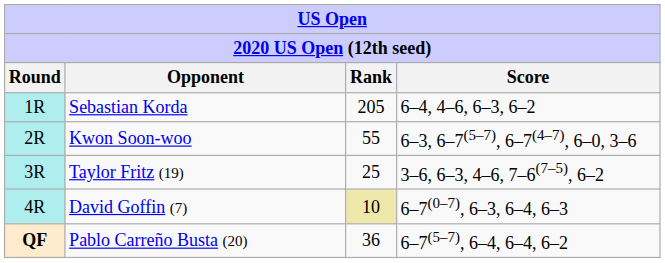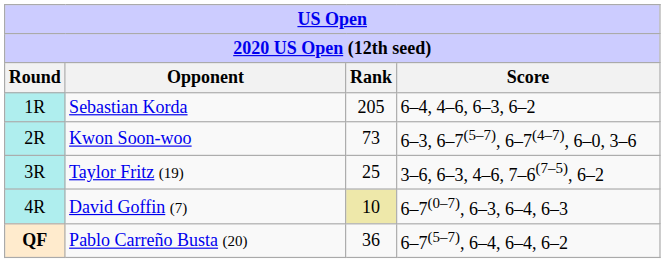(371, 137) 55 -> (371, 137) 73
